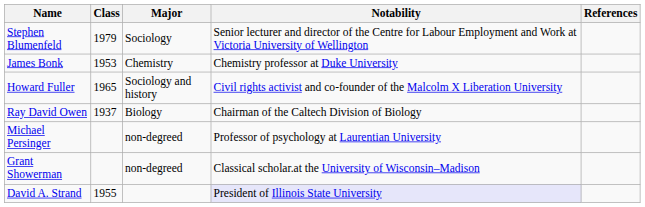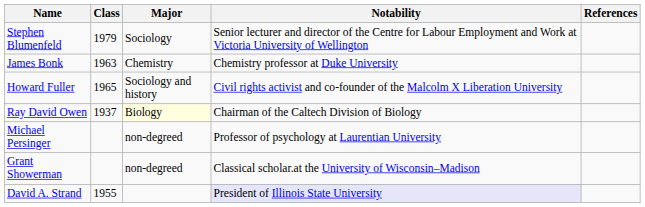(105, 63) 1953 -> (105, 63) 1963
(144, 112) no background -> (144, 112) lightyellow background
